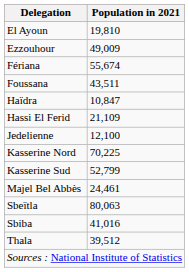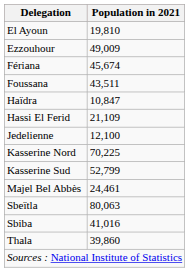(105, 65) 55,674 -> (105, 65) 45,674
(105, 240) 39,512 -> (105, 240) 39,860
